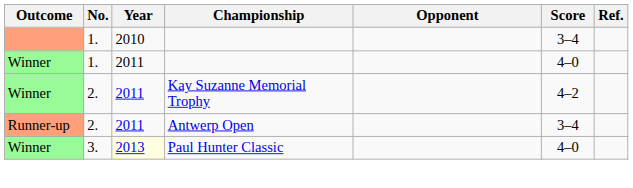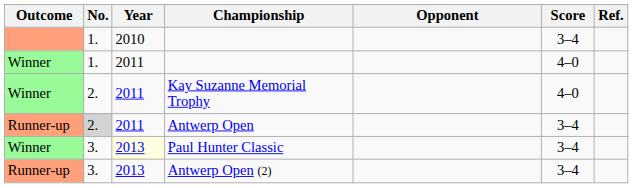(568, 93) 4–2 -> (568, 93) 4–0
(93, 124) no background -> (93, 124) lightgrey background
(568, 147) 4–0 -> (568, 147) 3–4
+ row: (39, 170)
